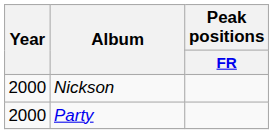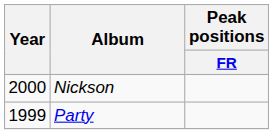(27, 114) 2000 -> (27, 114) 1999
